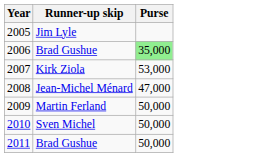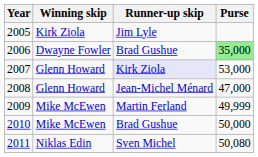+ column: (73, 13)
(60, 69) no background -> (141, 69) lavender background
(154, 106) 50,000 -> (235, 106) 49,999
(65, 124) Sven Michel -> (147, 124) Brad Gushue
(66, 143) Brad Gushue -> (146, 143) Sven Michel
(154, 143) 50,000 -> (235, 143) 50,080
